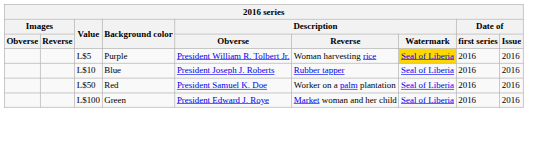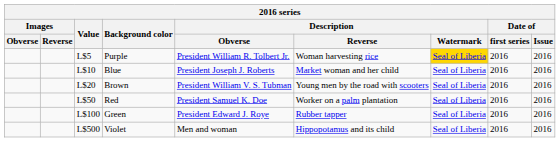(319, 71) Rubber tapper -> (347, 71) Market woman and her child
+ row: (116, 85)
(345, 100) Market woman and her child -> (321, 115) Rubber tapper
+ row: (115, 130)
